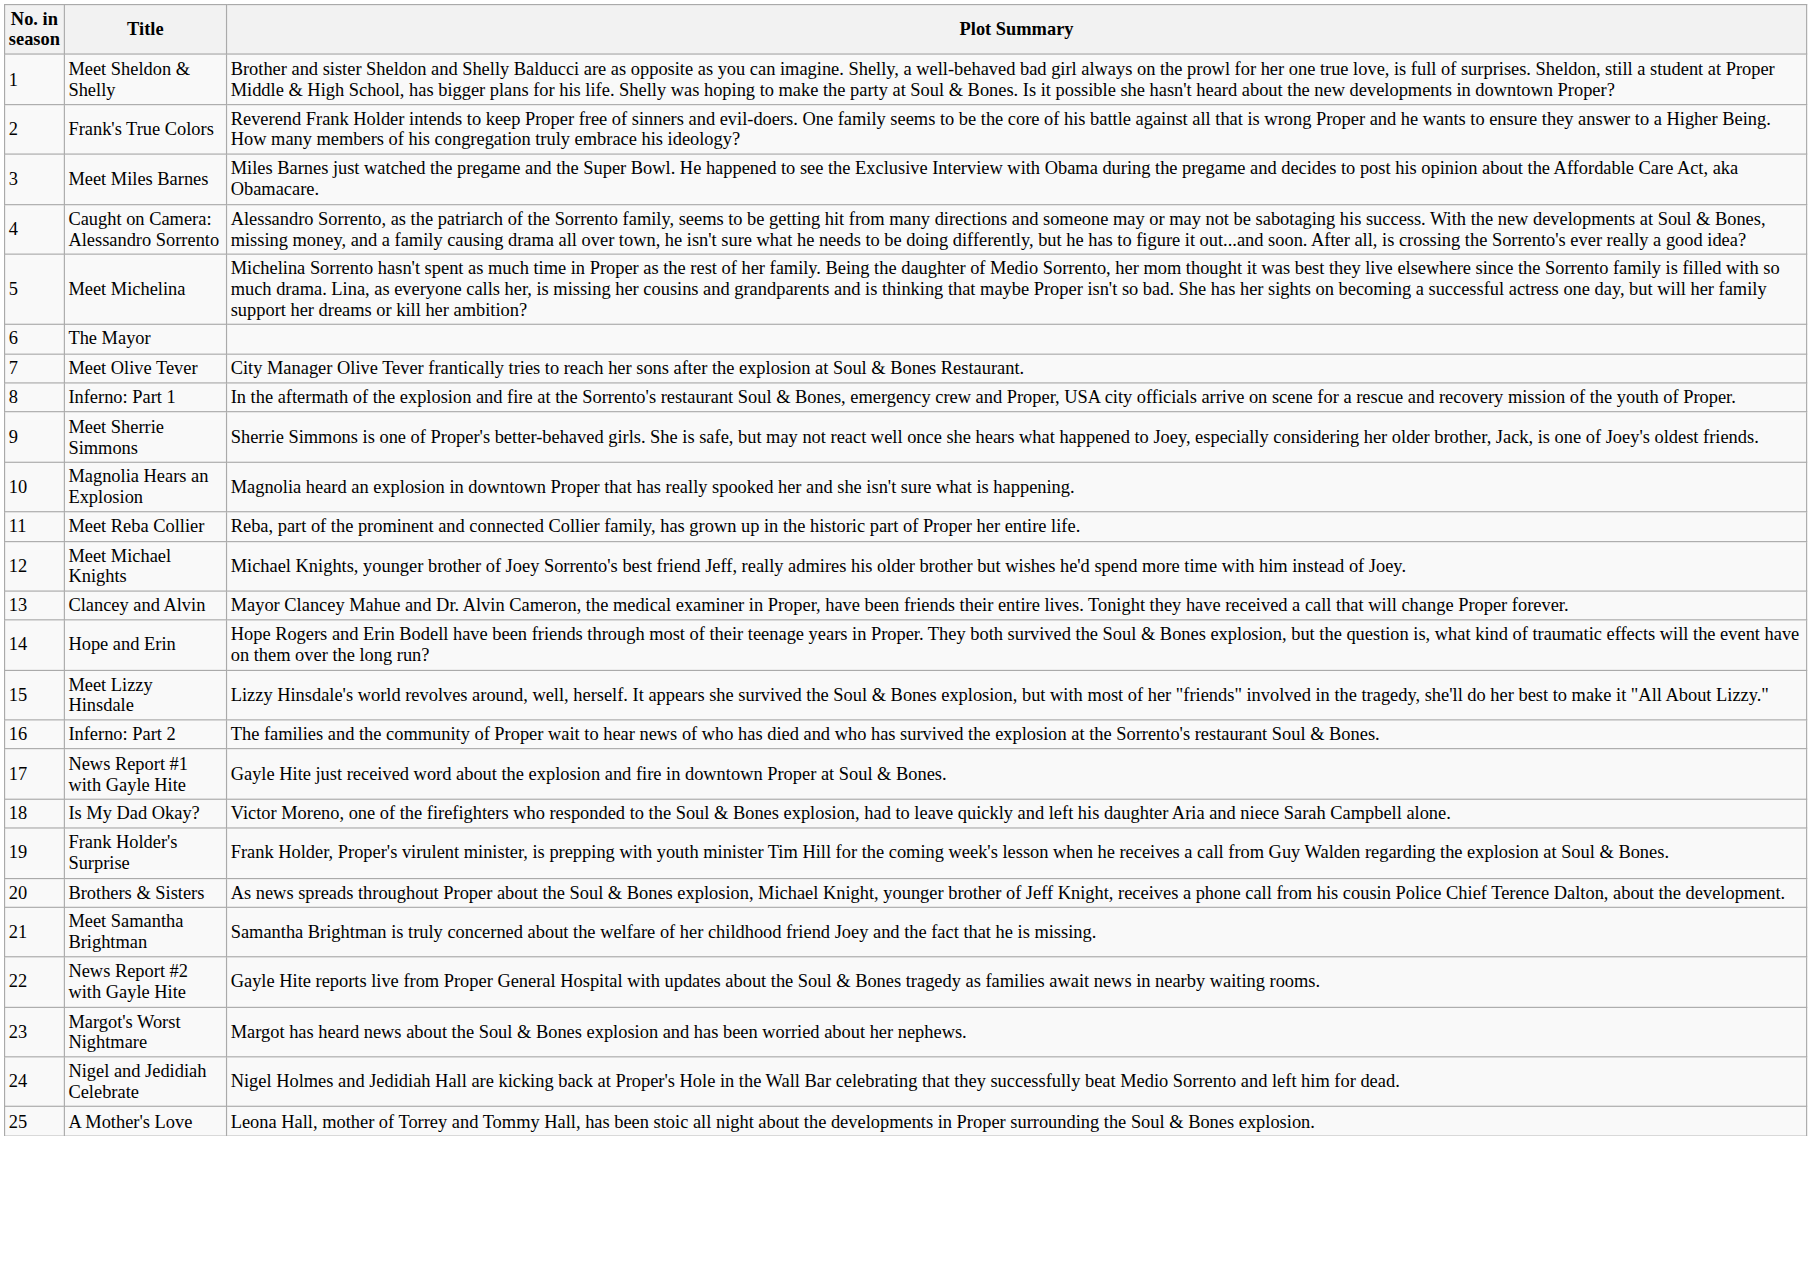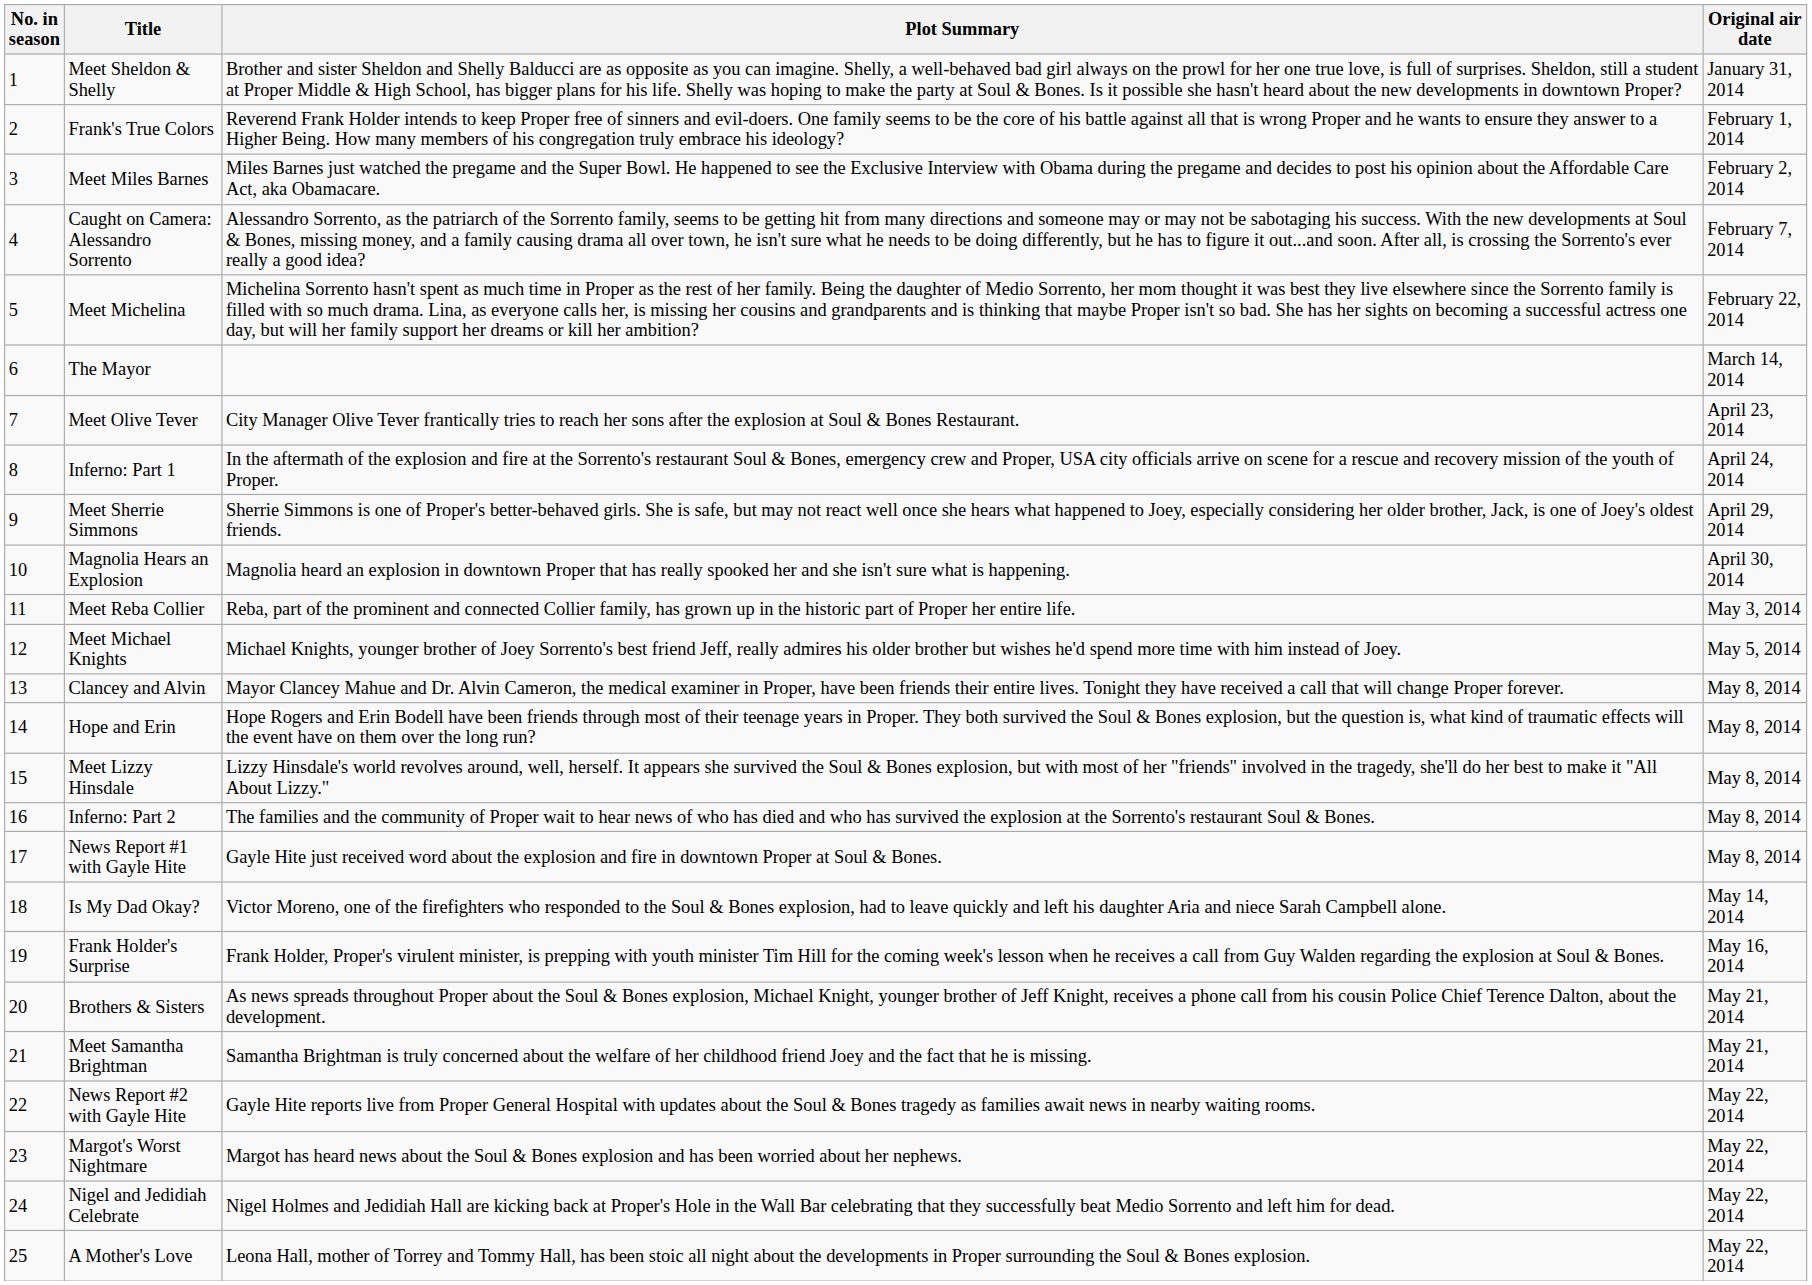+ column: (1755, 29)
